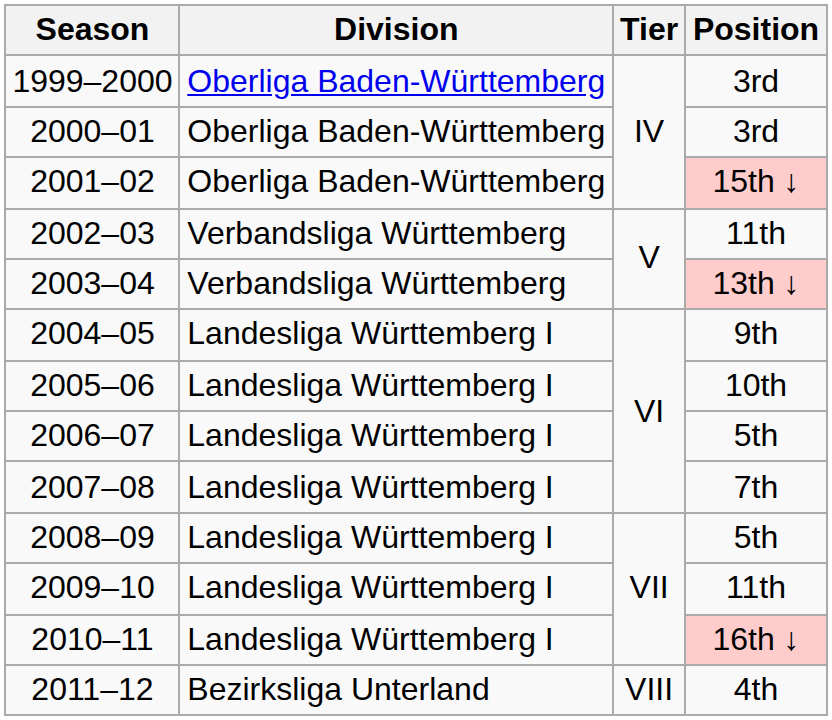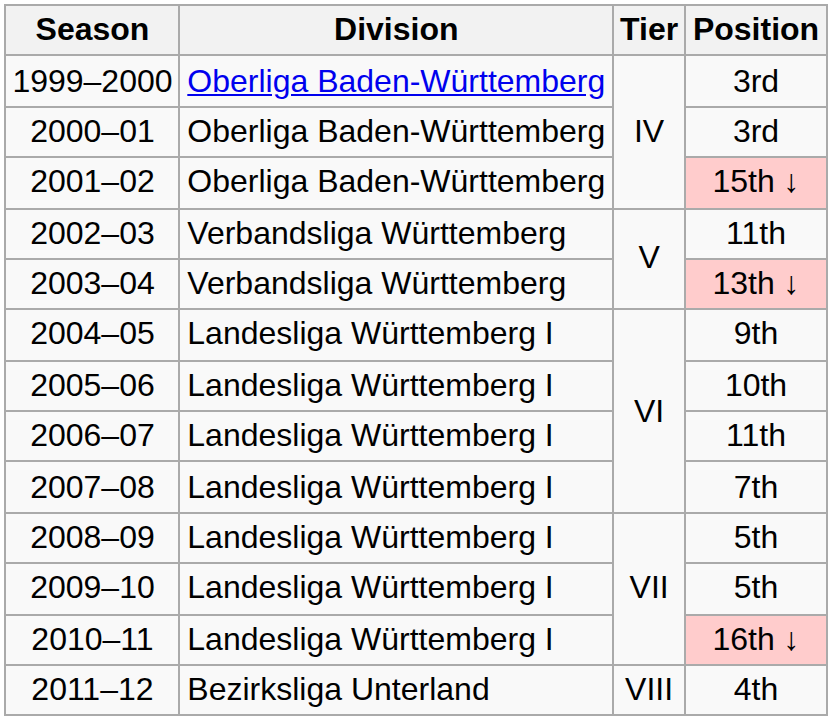(756, 435) 5th -> (756, 435) 11th
(756, 588) 11th -> (756, 588) 5th
